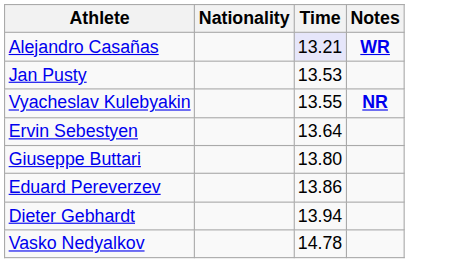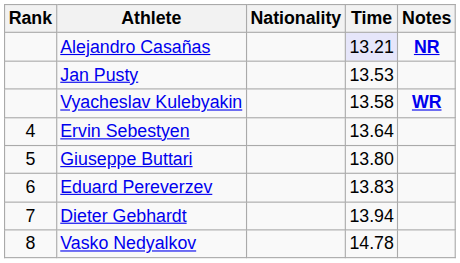+ column: (30, 18)
(375, 46) WR -> (427, 46) NR
(320, 103) 13.55 -> (372, 103) 13.58
(375, 103) NR -> (427, 103) WR
(320, 187) 13.86 -> (372, 187) 13.83
